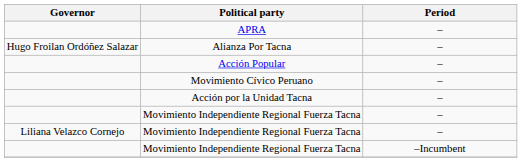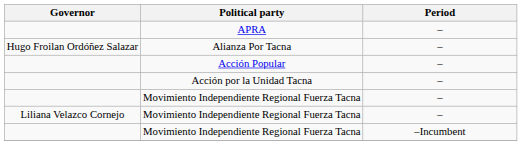- row: (72, 81)
